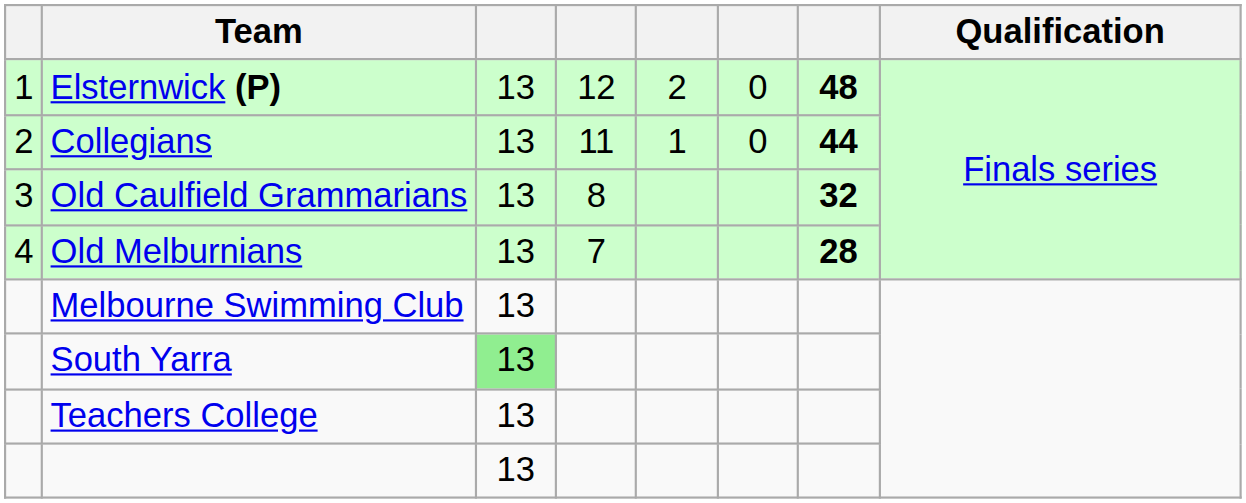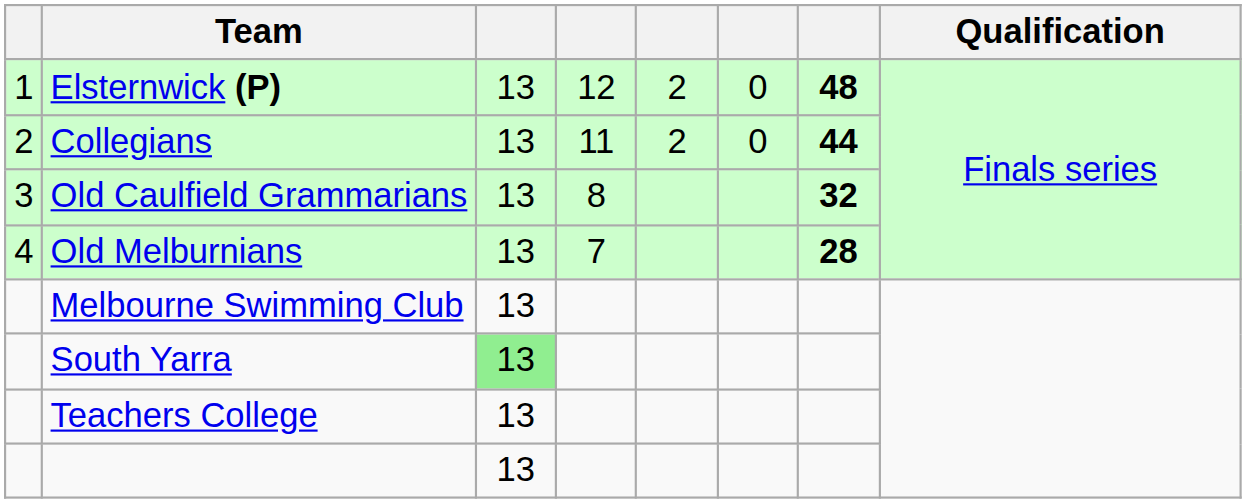(677, 141) 1 -> (677, 141) 2
